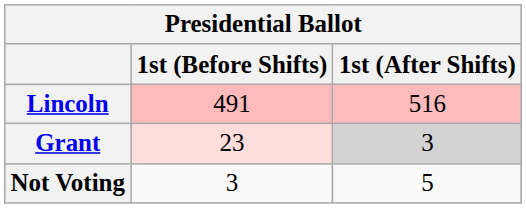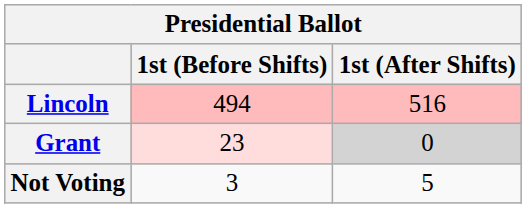(232, 103) 491 -> (232, 103) 494
(427, 143) 3 -> (427, 143) 0
